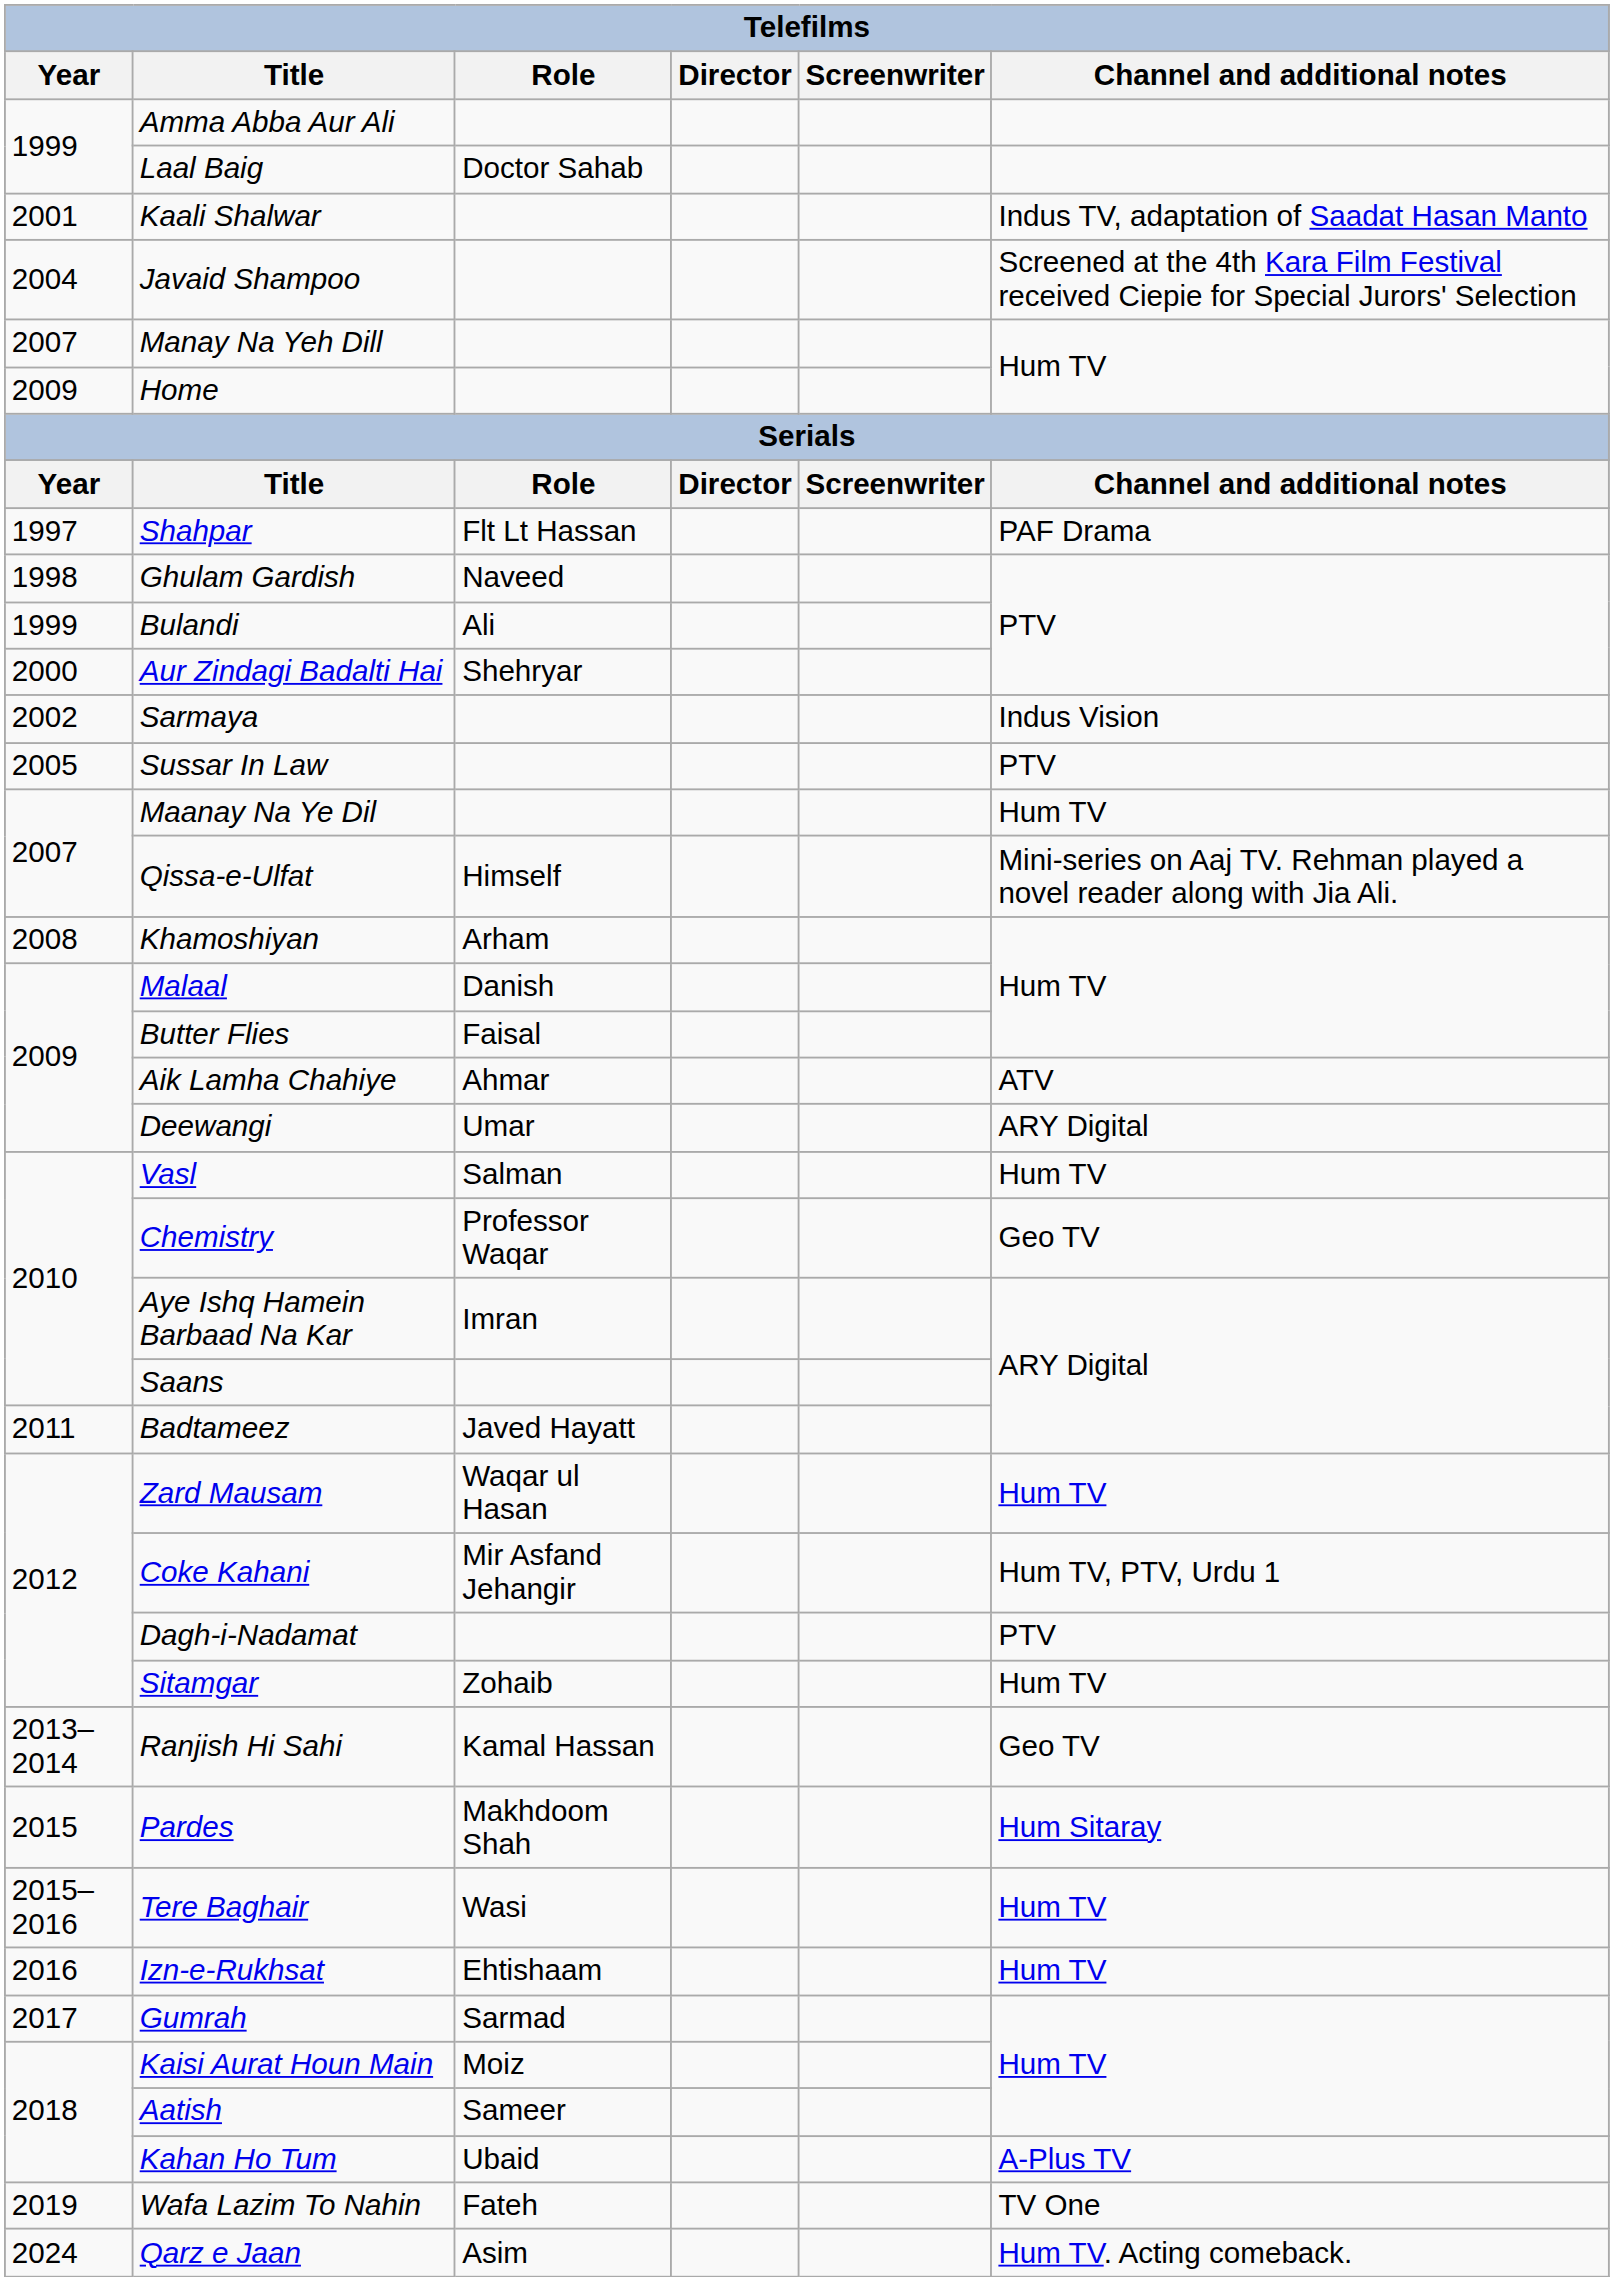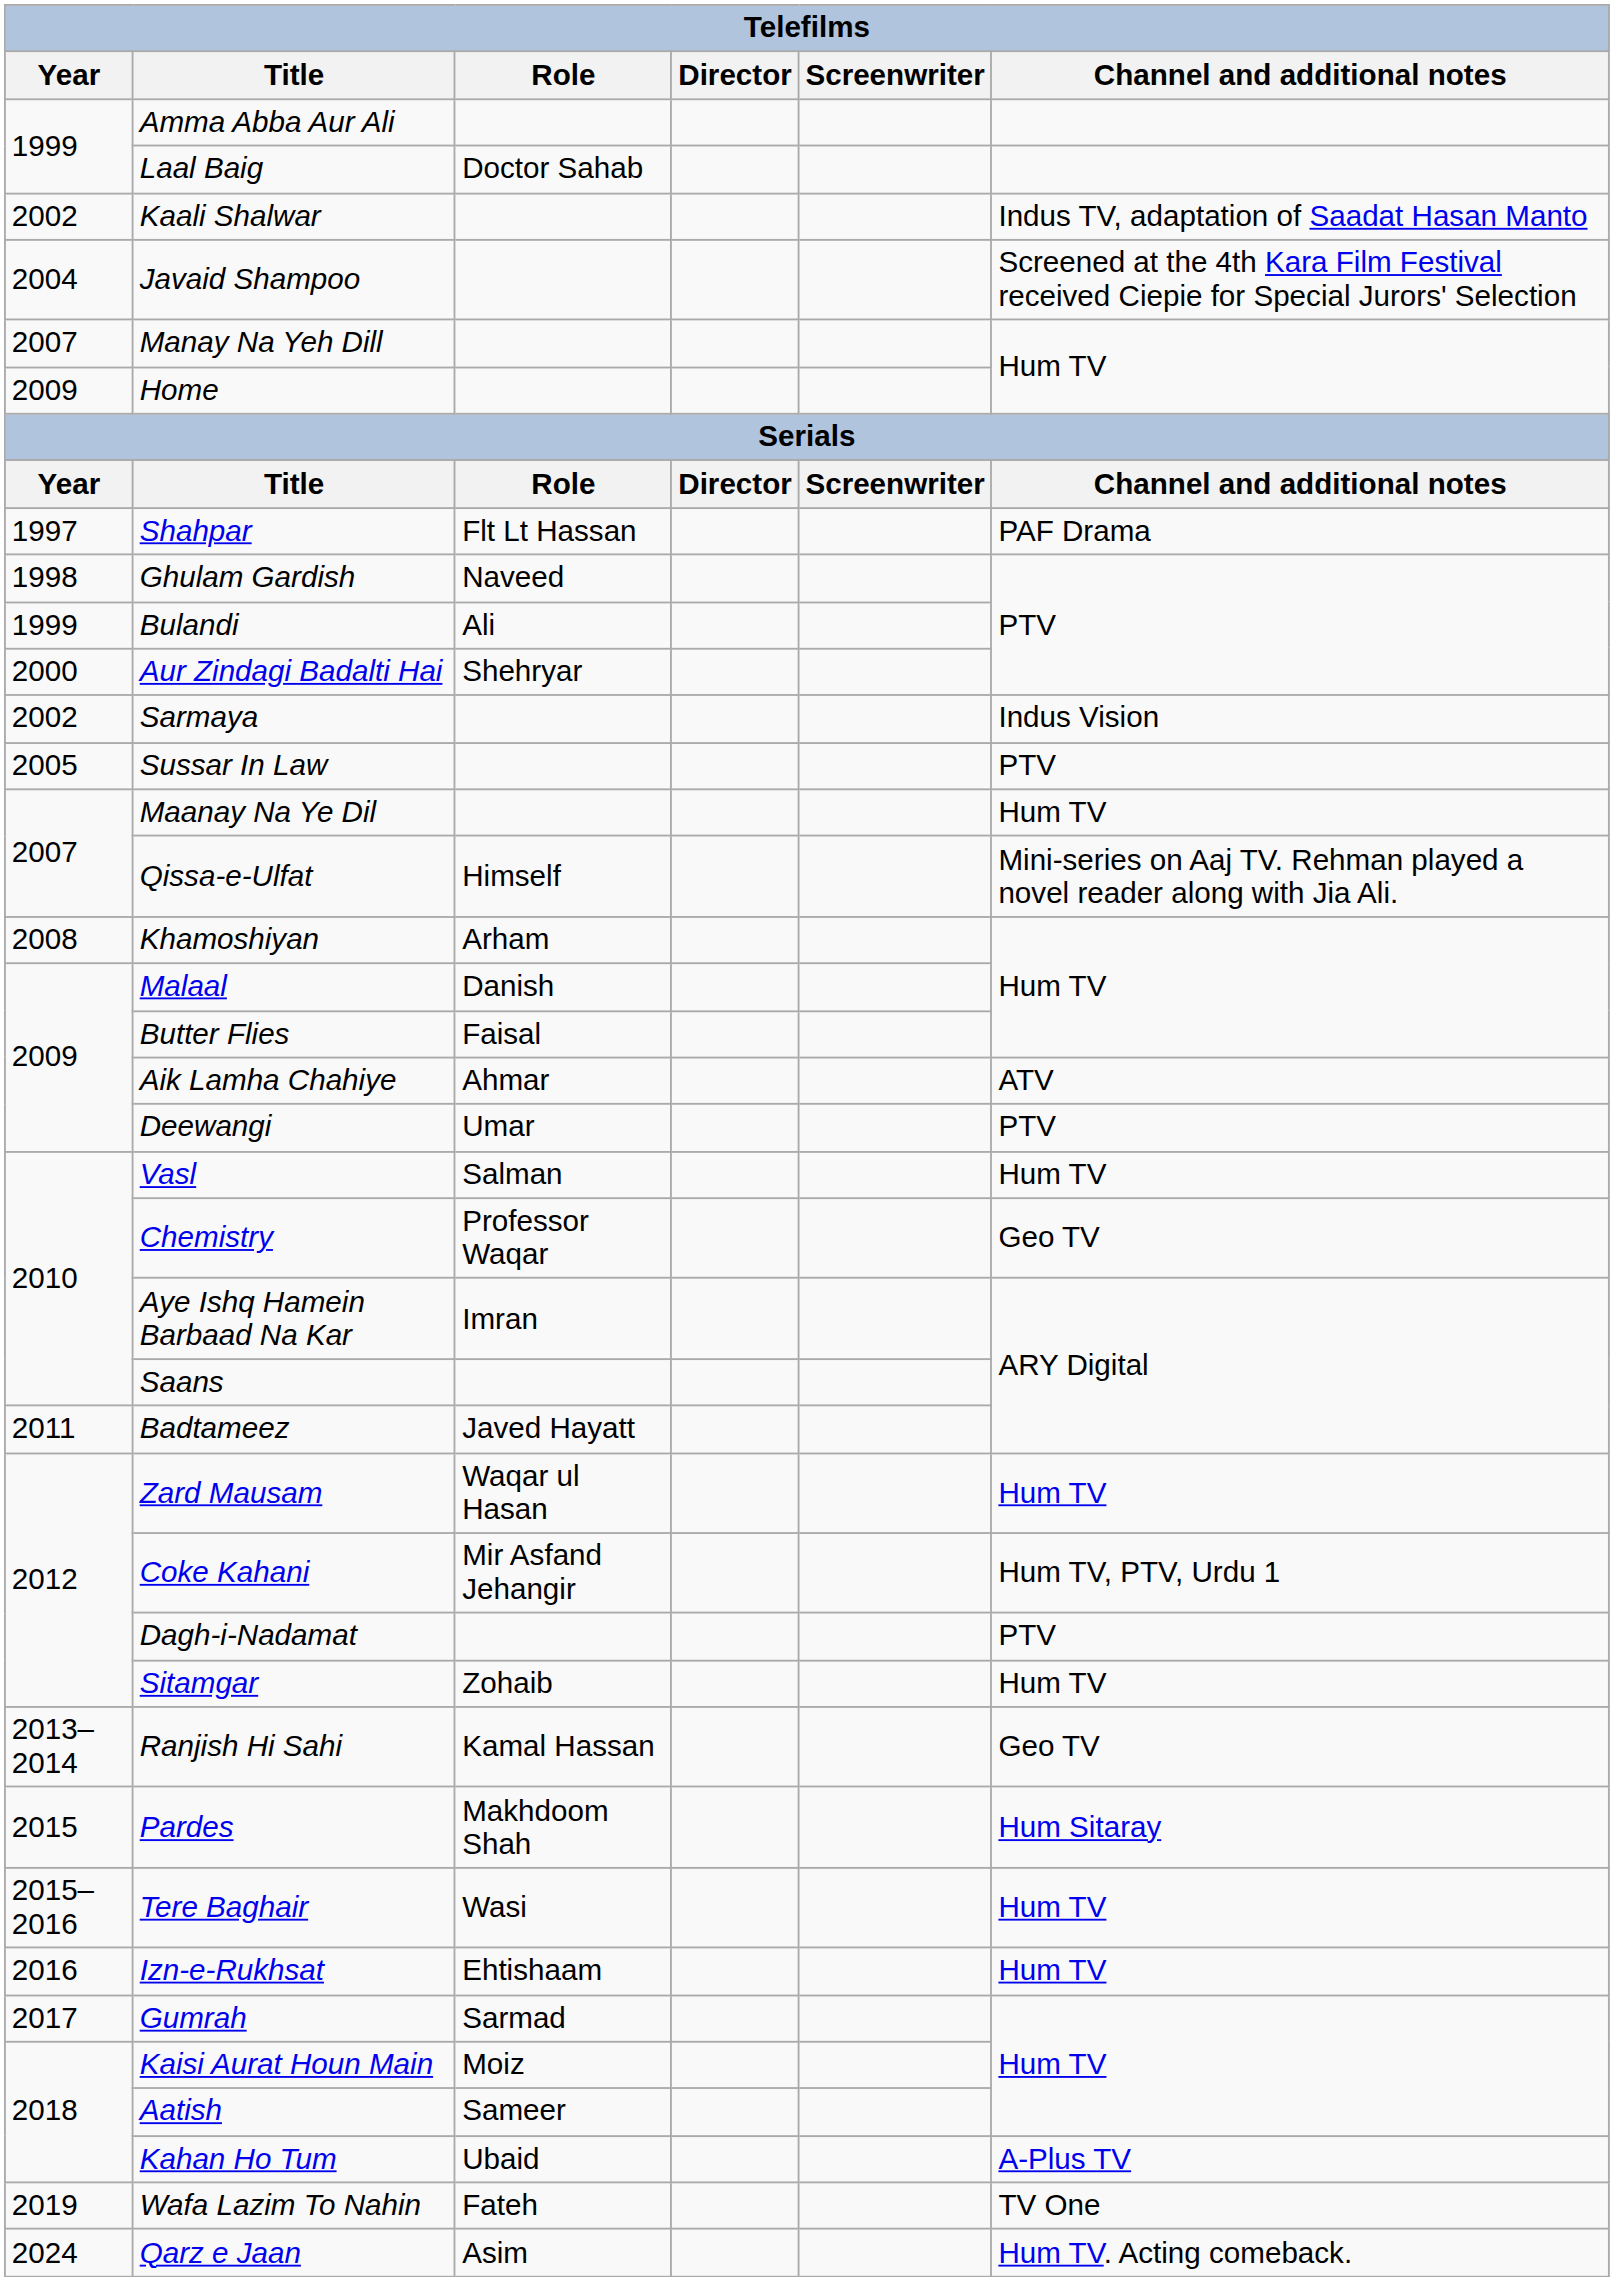(45, 215) 2001 -> (45, 215) 2002
(1074, 1127) ARY Digital -> (1027, 1127) PTV
